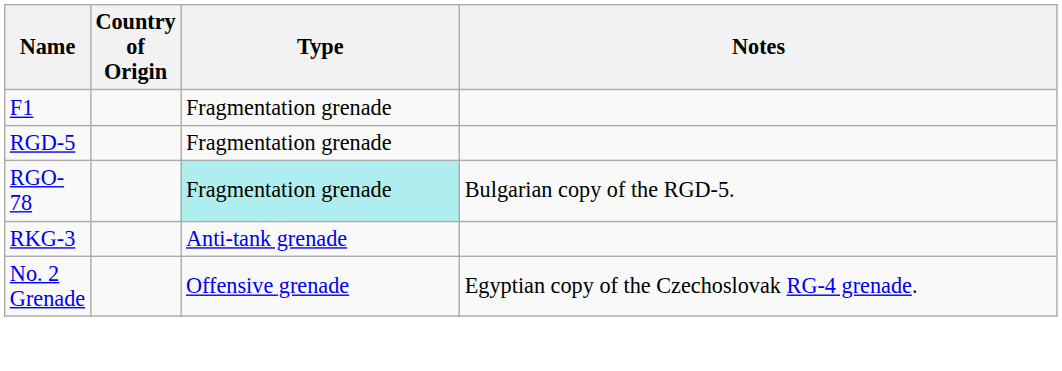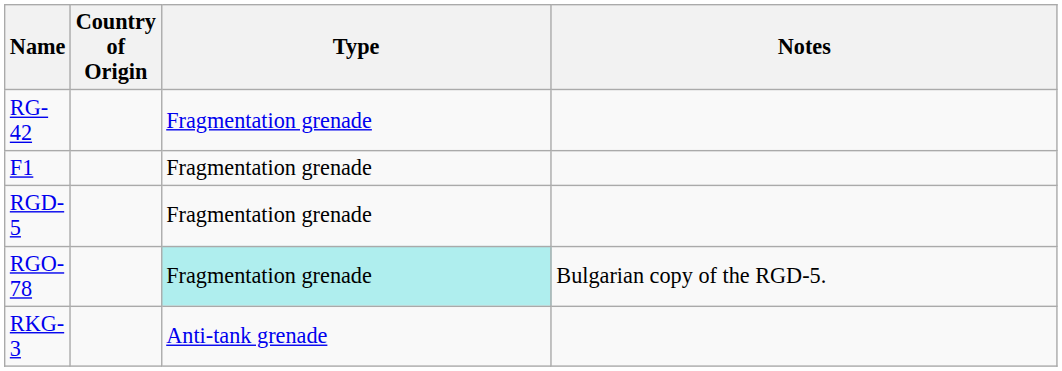+ row: (29, 119)
- row: (47, 286)
